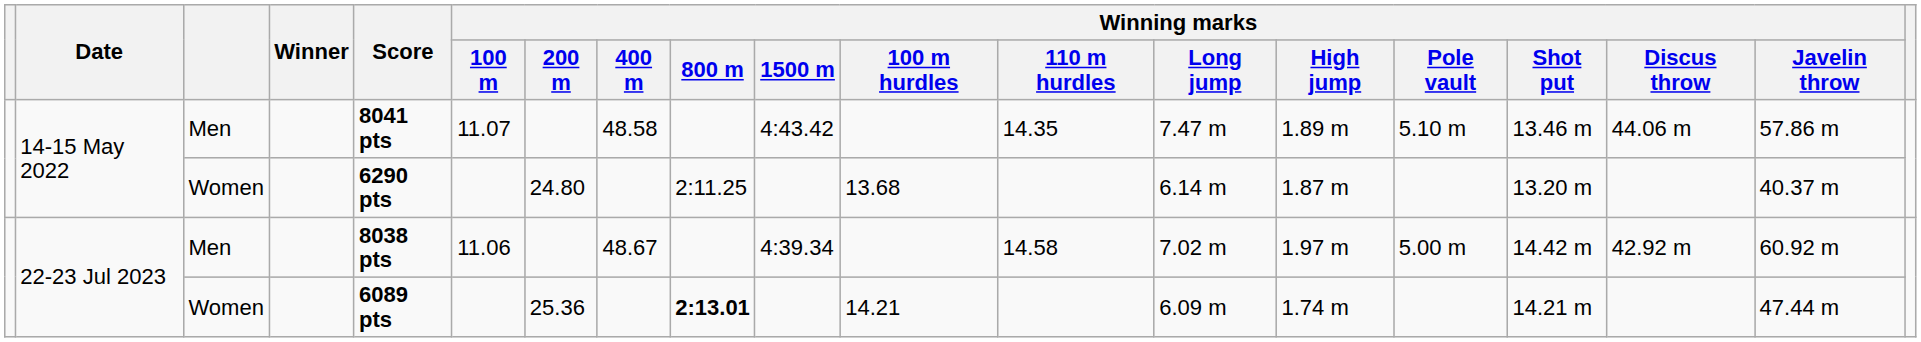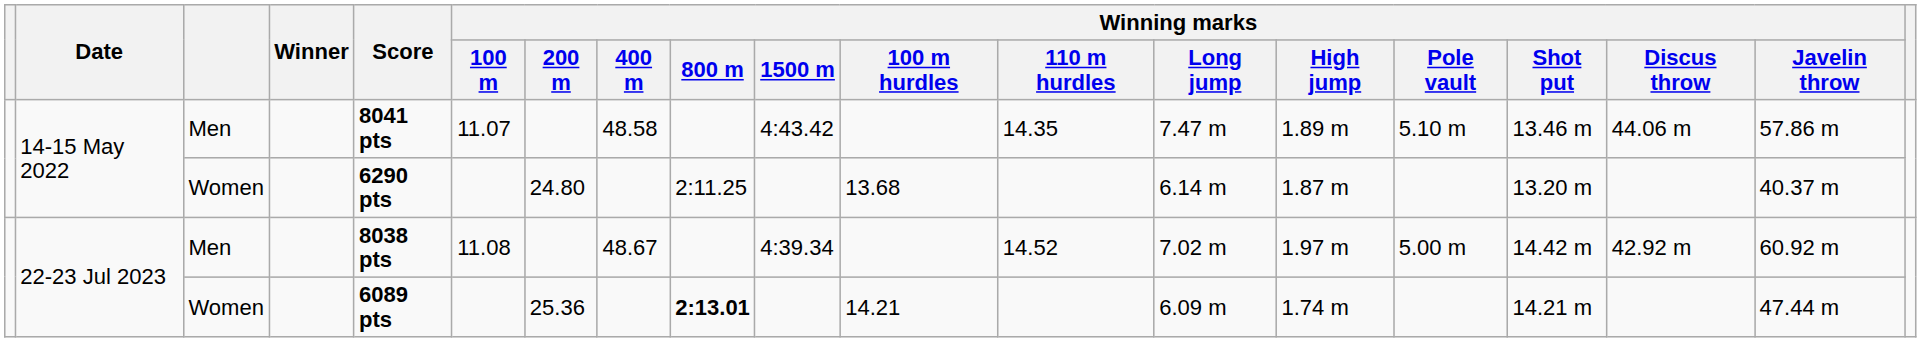(484, 247) 11.06 -> (484, 247) 11.08
(1030, 247) 14.58 -> (1030, 247) 14.52
